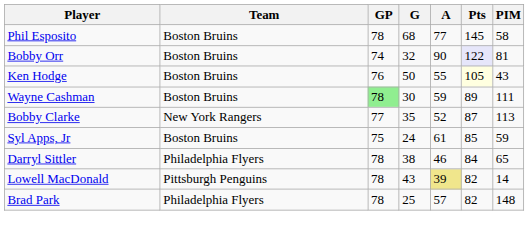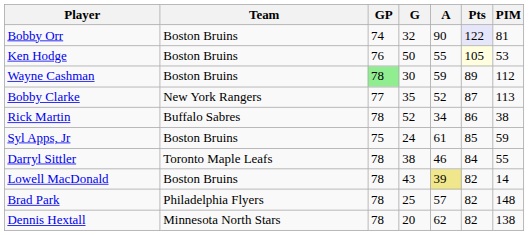- row: (42, 35)
(502, 76) 43 -> (502, 55) 53
(505, 96) 111 -> (505, 76) 112
+ row: (39, 117)
(213, 158) Philadelphia Flyers -> (218, 158) Toronto Maple Leafs
(502, 158) 65 -> (502, 158) 55
(215, 179) Pittsburgh Penguins -> (201, 179) Boston Bruins
+ row: (46, 220)
